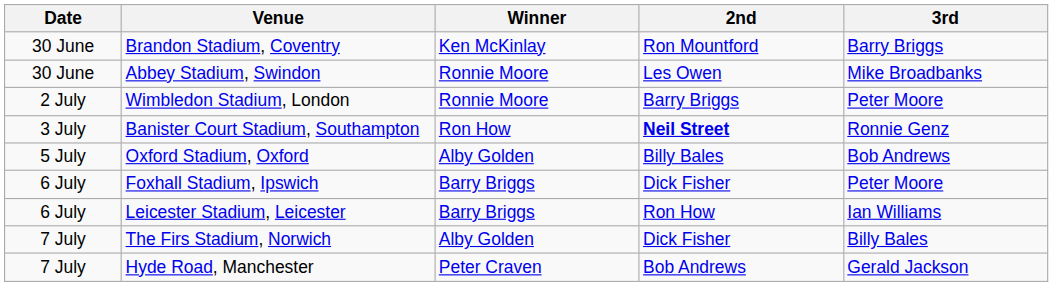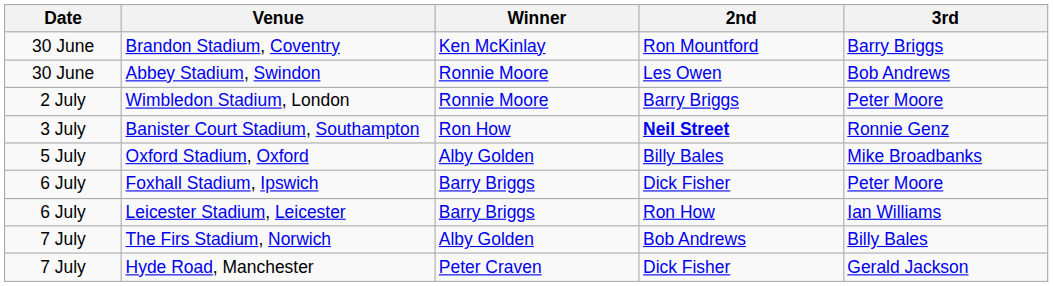(915, 73) Mike Broadbanks -> (899, 73) Bob Andrews
(899, 156) Bob Andrews -> (915, 156) Mike Broadbanks
(687, 239) Dick Fisher -> (694, 239) Bob Andrews
(694, 267) Bob Andrews -> (687, 267) Dick Fisher
